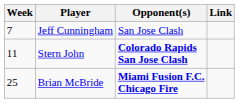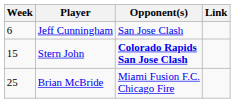(10, 30) 7 -> (10, 30) 6
(12, 53) 11 -> (12, 53) 15
(161, 83) bold -> (159, 83) normal
